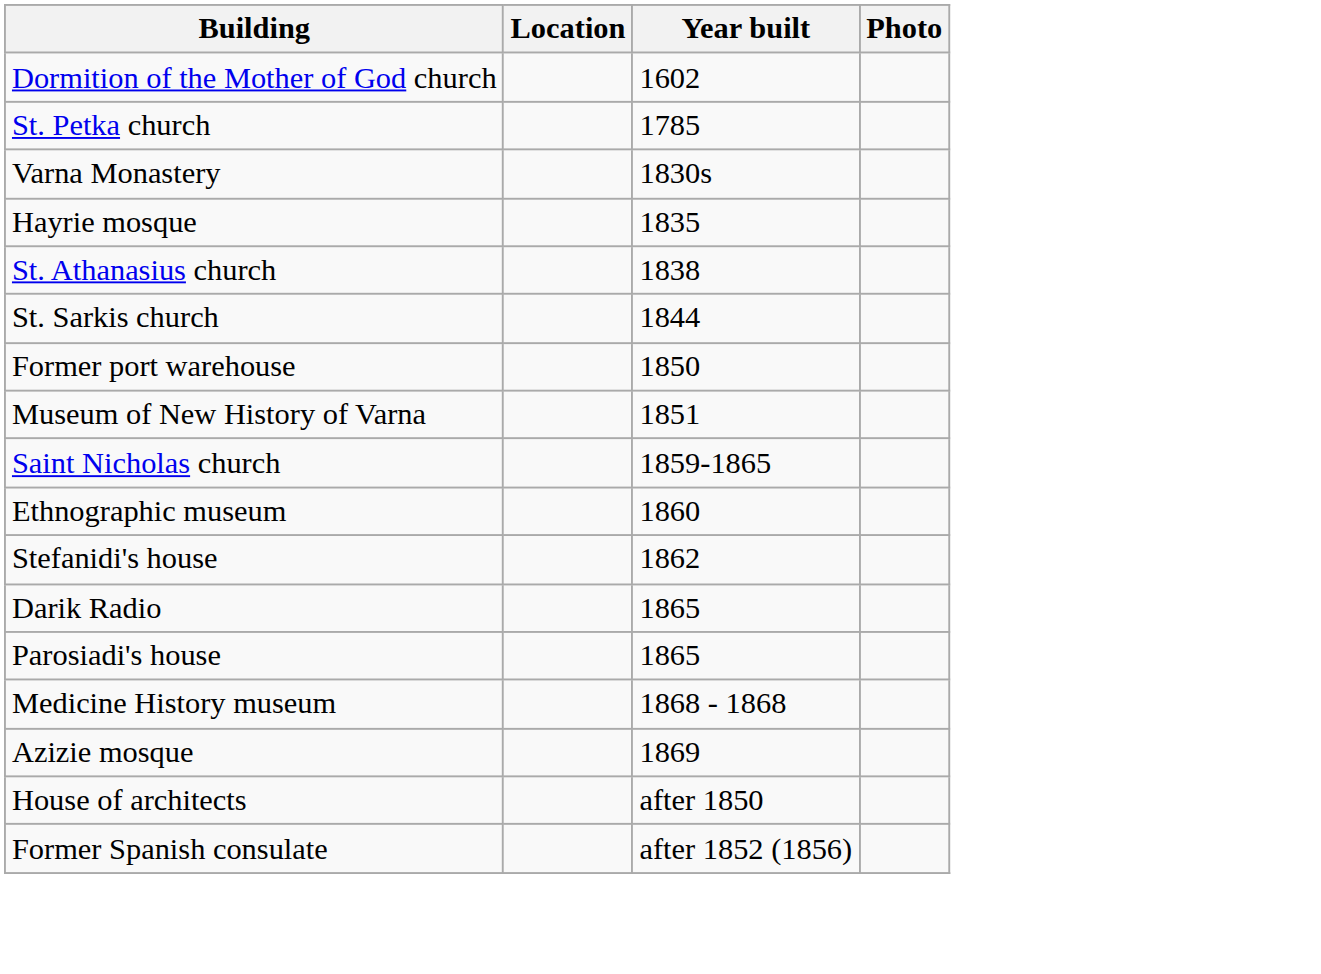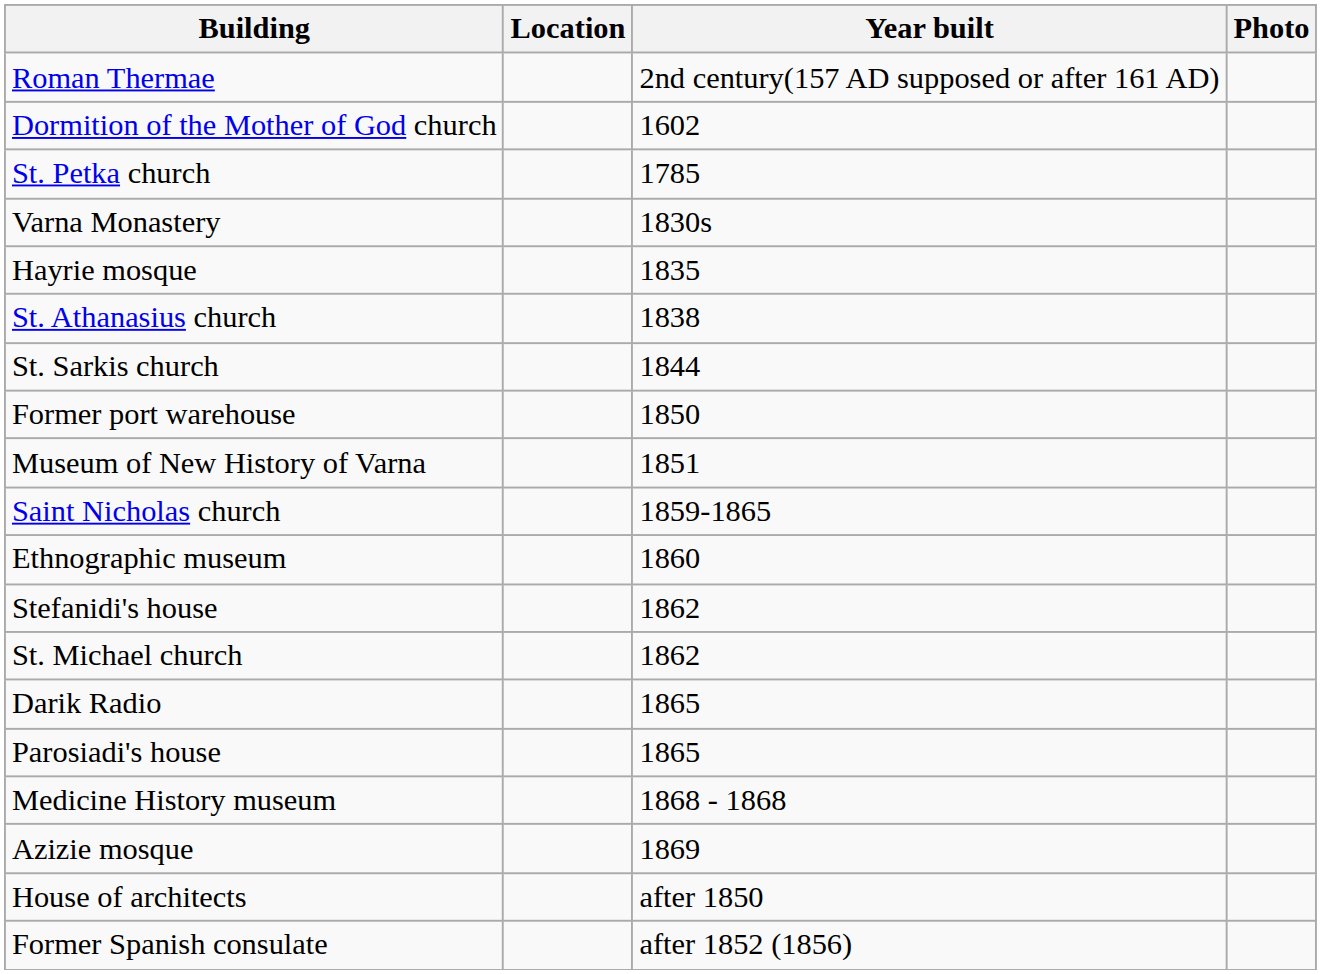+ row: (113, 76)
+ row: (127, 655)
